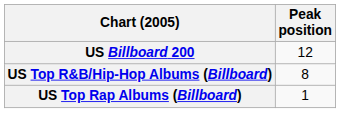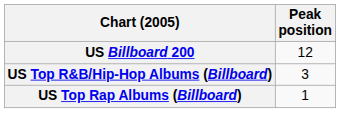(305, 74) 8 -> (305, 74) 3
